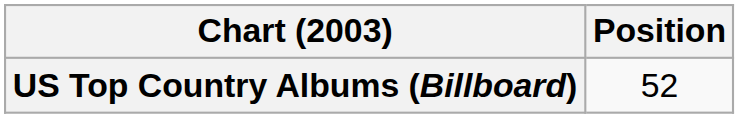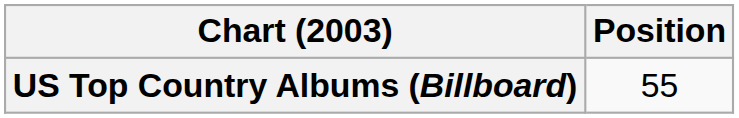(660, 84) 52 -> (660, 84) 55
